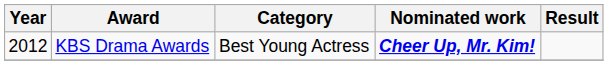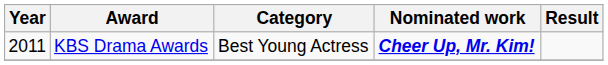(28, 45) 2012 -> (27, 45) 2011
